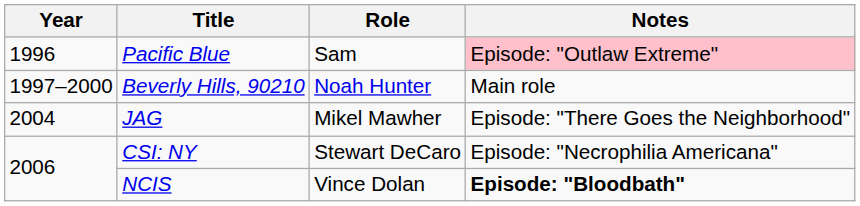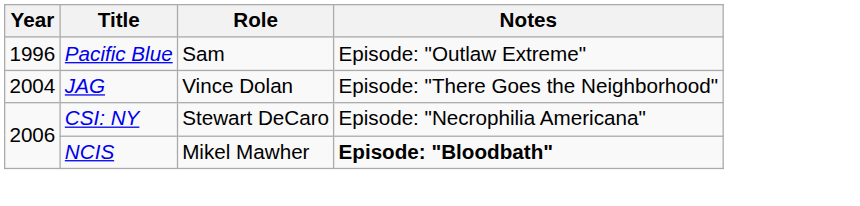(594, 53) pink background -> (462, 53) no background
- row: (213, 86)
(378, 119) Mikel Mawher -> (238, 86) Vince Dolan
(370, 184) Vince Dolan -> (246, 151) Mikel Mawher
